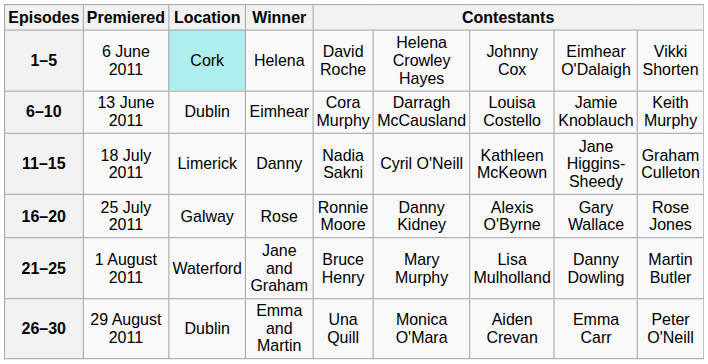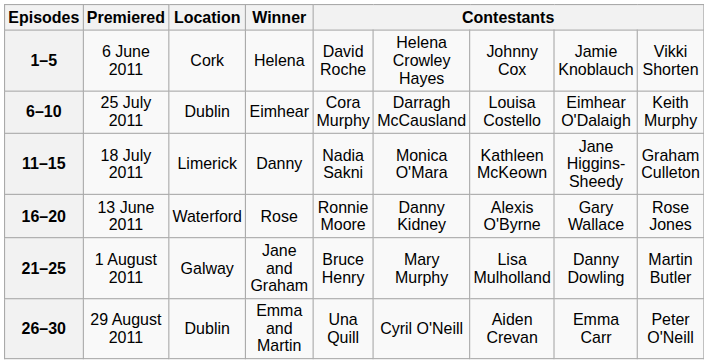(207, 61) paleturquoise background -> (207, 61) no background
(596, 61) Eimhear O'Dalaigh -> (596, 61) Jamie Knoblauch
(126, 112) 13 June 2011 -> (126, 112) 25 July 2011
(596, 112) Jamie Knoblauch -> (596, 112) Eimhear O'Dalaigh
(422, 164) Cyril O'Neill -> (422, 164) Monica O'Mara
(126, 216) 25 July 2011 -> (126, 216) 13 June 2011
(207, 216) Galway -> (207, 216) Waterford
(207, 268) Waterford -> (207, 268) Galway
(422, 329) Monica O'Mara -> (422, 329) Cyril O'Neill
